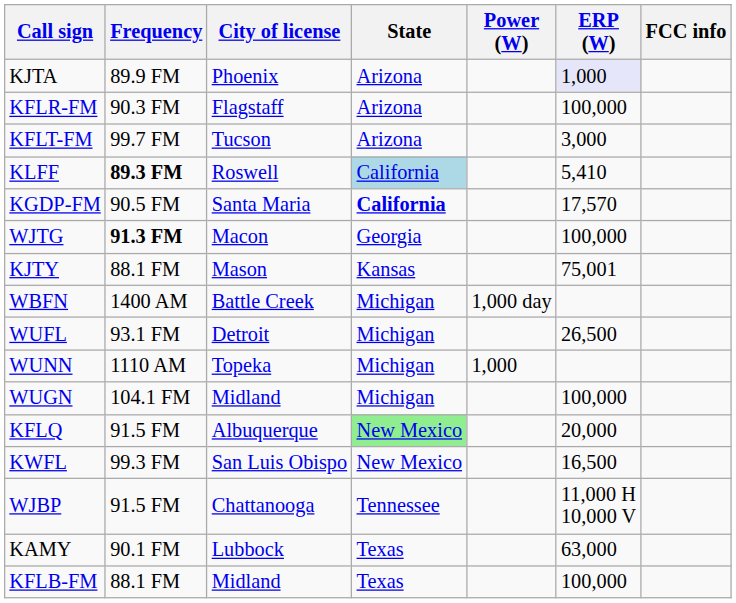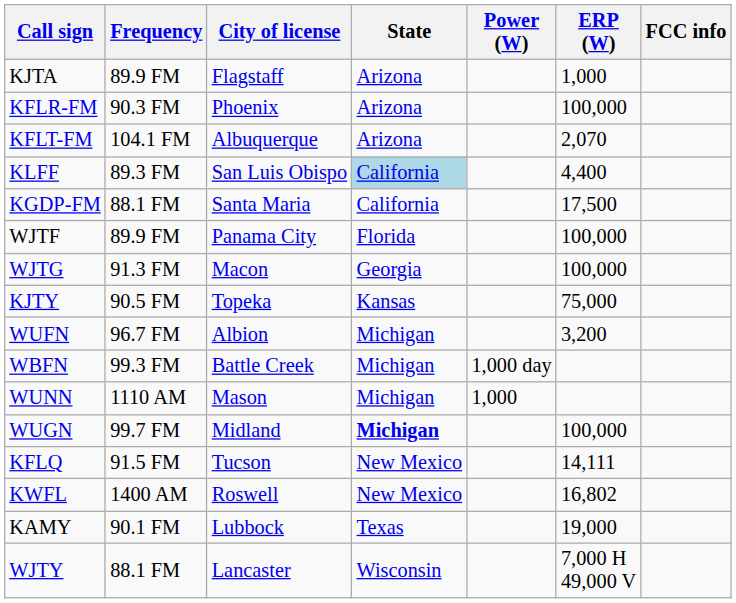(245, 75) Phoenix -> (248, 75) Flagstaff
(584, 75) lavender background -> (584, 75) no background
(248, 107) Flagstaff -> (245, 107) Phoenix
(145, 140) 99.7 FM -> (150, 140) 104.1 FM
(241, 140) Tucson -> (265, 140) Albuquerque
(584, 140) 3,000 -> (584, 140) 2,070
(146, 172) bold -> (145, 172) normal
(245, 172) Roswell -> (279, 172) San Luis Obispo
(584, 172) 5,410 -> (584, 172) 4,400
(145, 204) 90.5 FM -> (145, 204) 88.1 FM
(401, 204) bold -> (398, 204) normal
(589, 204) 17,570 -> (589, 204) 17,500
+ row: (35, 236)
(146, 236) bold -> (145, 269) normal
(145, 269) 88.1 FM -> (145, 301) 90.5 FM
(239, 269) Mason -> (241, 301) Topeka
(589, 269) 75,001 -> (589, 301) 75,000
+ row: (39, 333)
(149, 301) 1400 AM -> (145, 365) 99.3 FM
- row: (38, 333)
(241, 365) Topeka -> (239, 397) Mason
(150, 397) 104.1 FM -> (145, 430) 99.7 FM
(395, 397) normal -> (398, 430) bold
(265, 430) Albuquerque -> (241, 462) Tucson
(409, 430) lightgreen background -> (409, 462) no background
(589, 430) 20,000 -> (588, 462) 14,111
(145, 462) 99.3 FM -> (149, 494) 1400 AM
(279, 462) San Luis Obispo -> (245, 494) Roswell
(589, 462) 16,500 -> (589, 494) 16,802
- row: (35, 506)
(589, 549) 63,000 -> (589, 526) 19,000
- row: (53, 581)
+ row: (36, 570)
